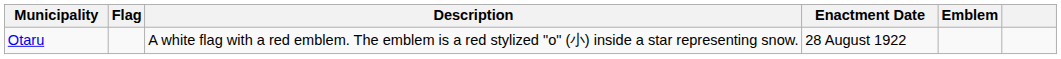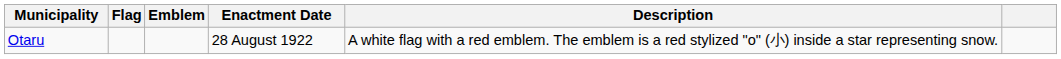columns swapped: (970, 16) <-> (473, 16)
